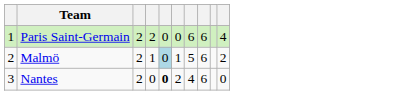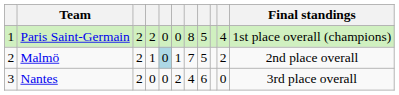+ column: (312, 15)
(191, 36) 6 -> (191, 36) 8
(204, 36) 6 -> (204, 36) 5
(191, 57) 5 -> (191, 57) 7
(204, 57) 6 -> (204, 57) 5
(165, 79) bold -> (165, 79) normal
